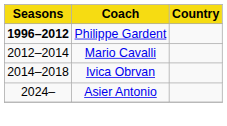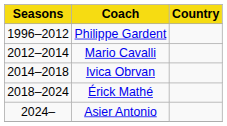(38, 33) bold -> (38, 33) normal
+ row: (120, 92)
